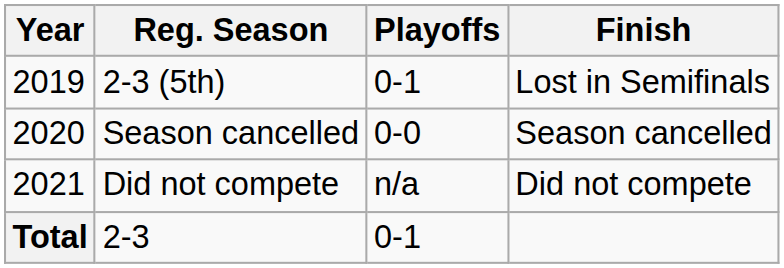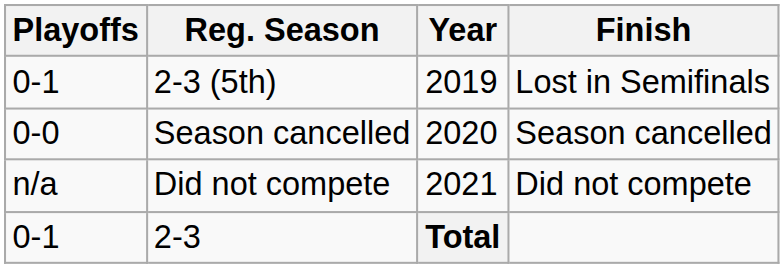columns swapped: (50, 30) <-> (437, 30)
